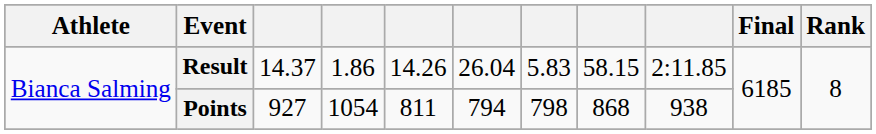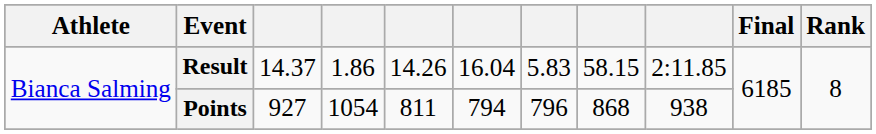(487, 67) 26.04 -> (487, 67) 16.04
(549, 108) 798 -> (549, 108) 796
